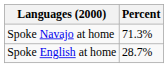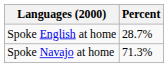rows swapped: (61, 34) <-> (62, 53)
